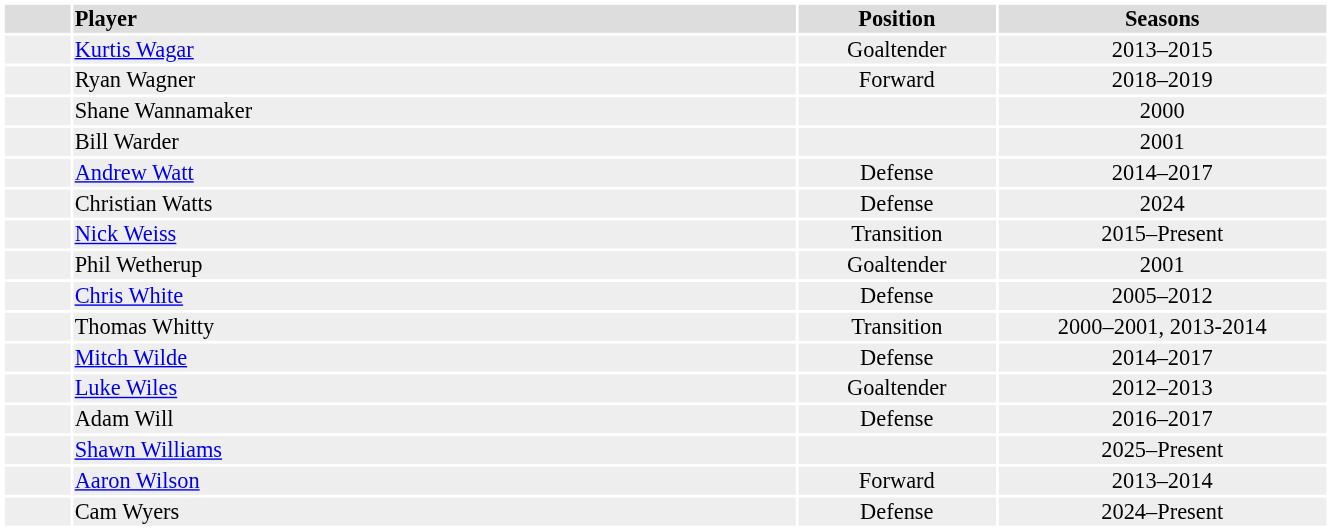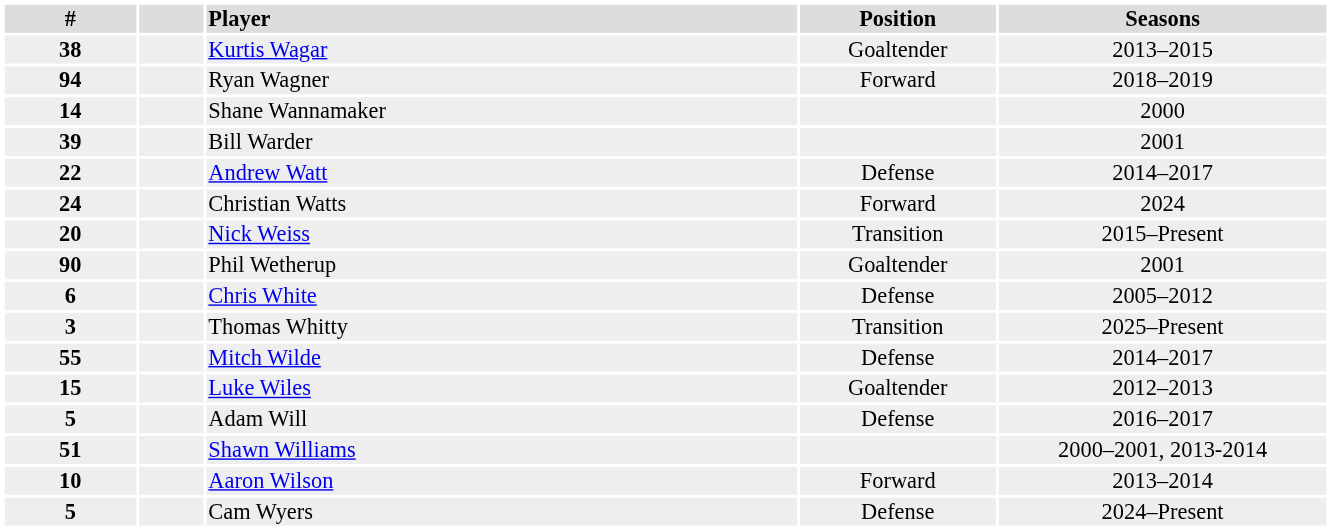+ column: (70, 18)
(897, 203) Defense -> (898, 203) Forward
(1162, 326) 2000–2001, 2013-2014 -> (1163, 326) 2025–Present
(1162, 449) 2025–Present -> (1163, 449) 2000–2001, 2013-2014
